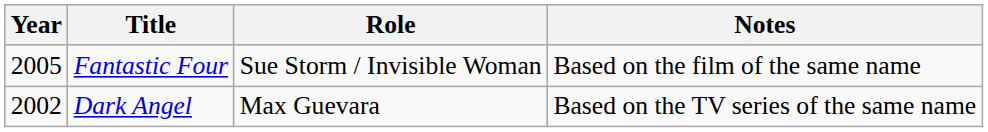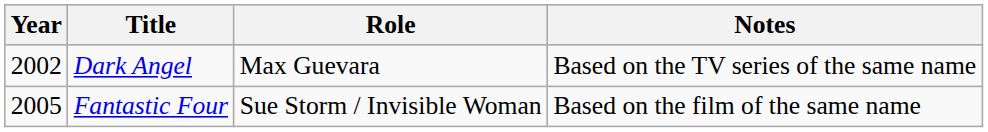rows swapped: (133, 106) <-> (151, 65)
